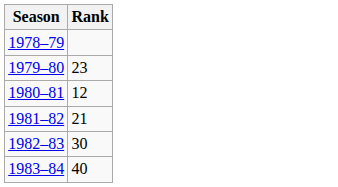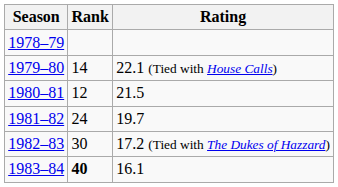+ column: (223, 17)
(80, 67) 23 -> (80, 67) 14
(80, 118) 21 -> (80, 118) 24
(80, 169) normal -> (80, 169) bold
